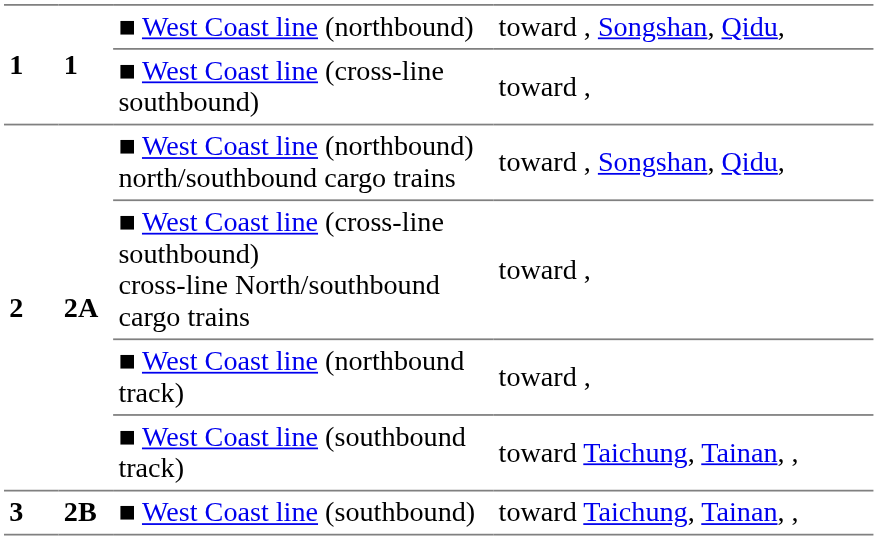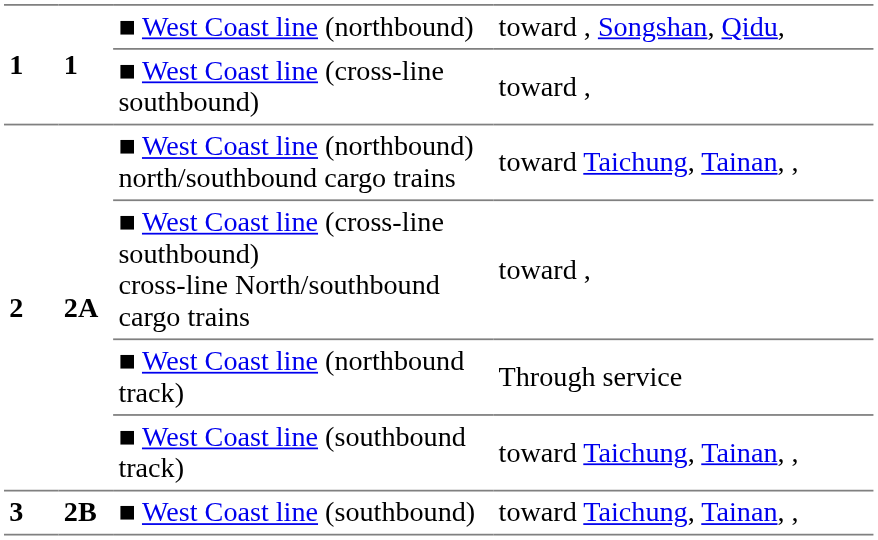(642, 162) toward , Songshan, Qidu, -> (649, 162) toward Taichung, Tainan, ,
(545, 376) toward , -> (590, 376) Through service
